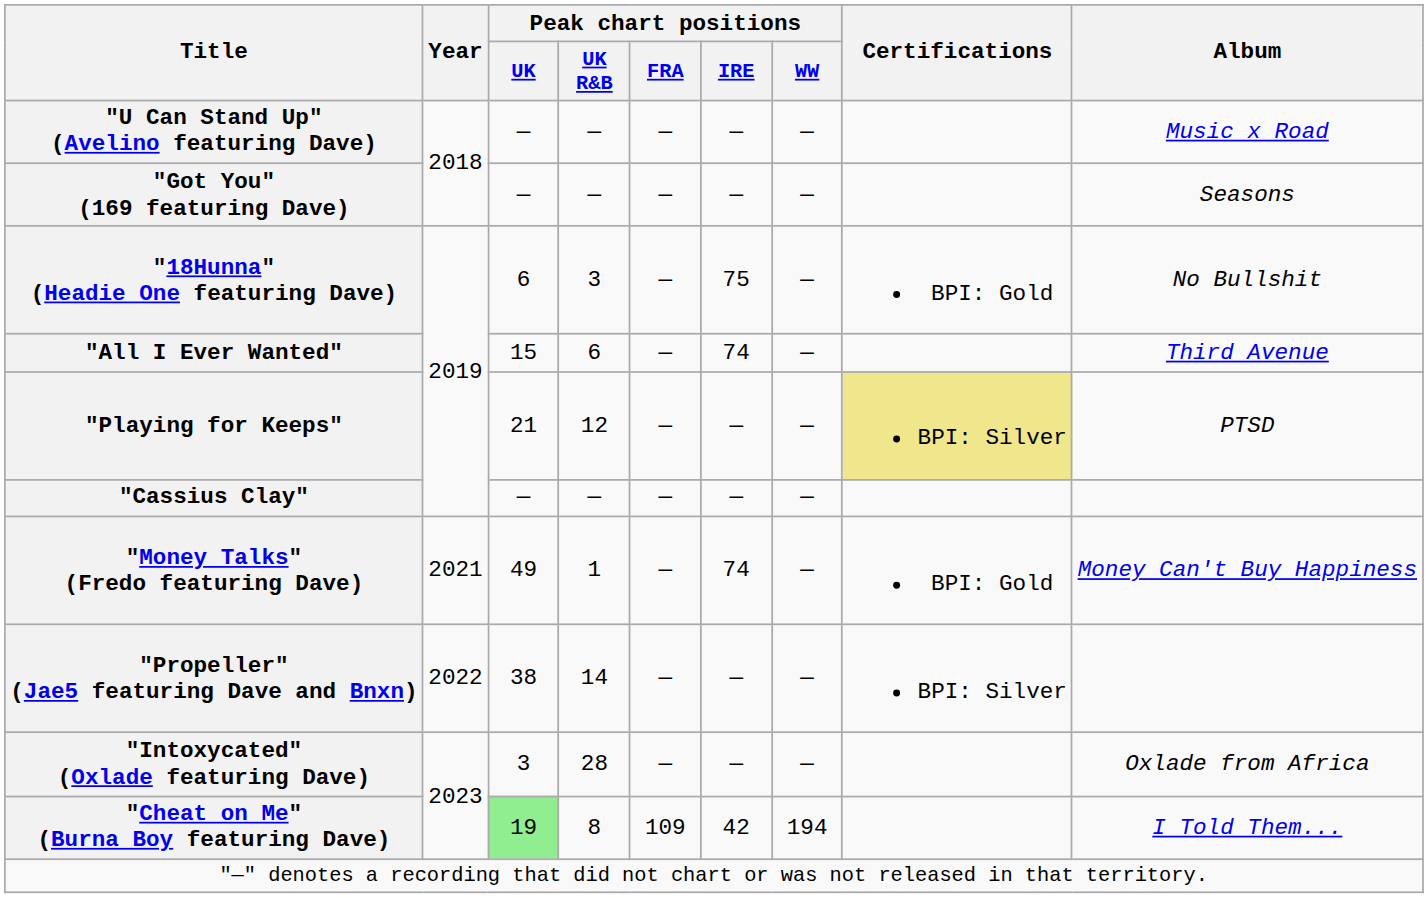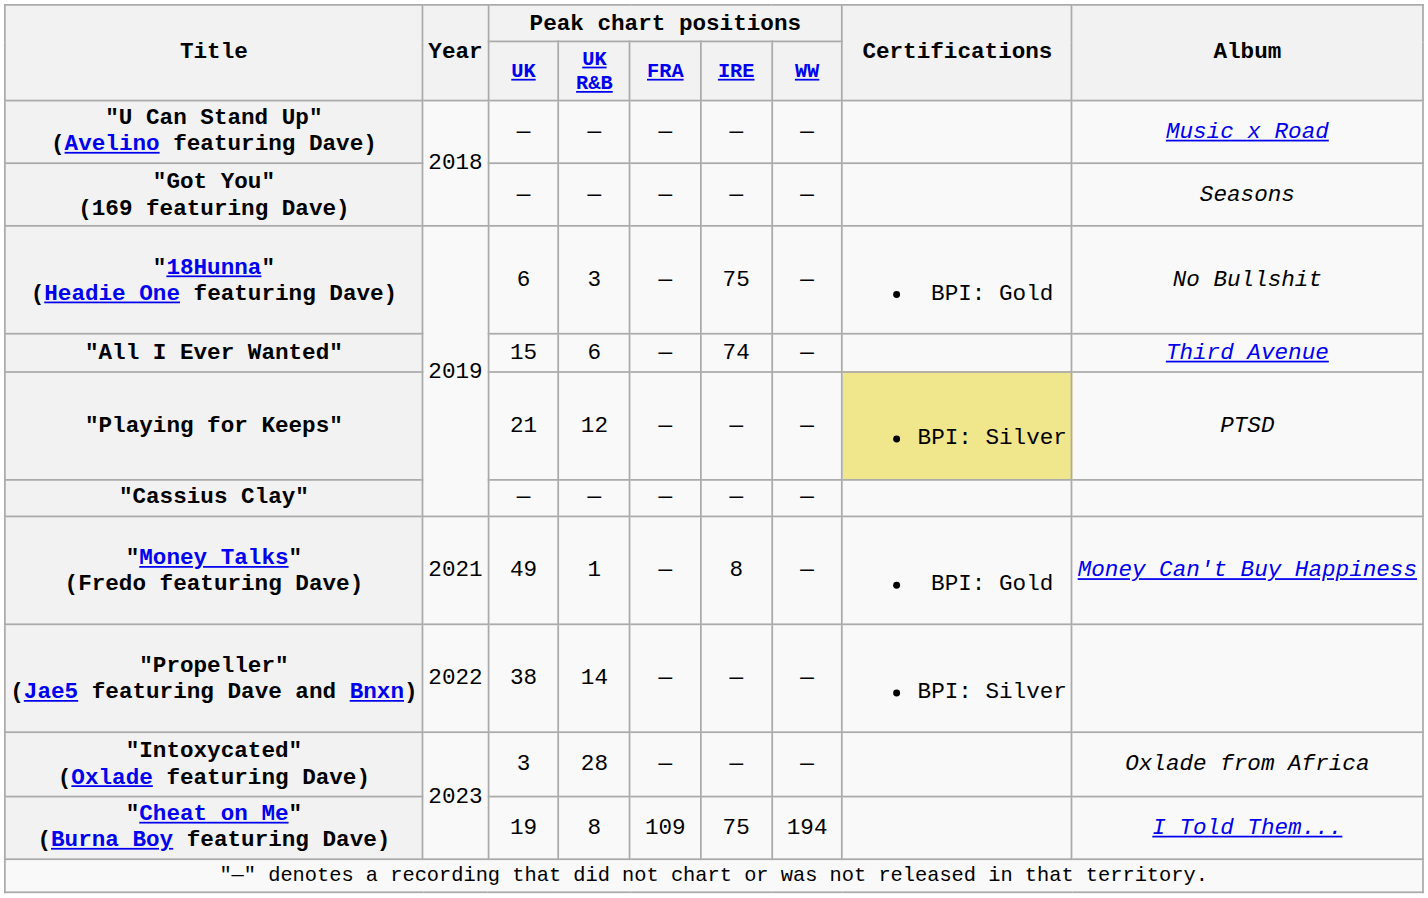(736, 570) 74 -> (736, 570) 8
(523, 827) lightgreen background -> (523, 827) no background
(736, 827) 42 -> (736, 827) 75
